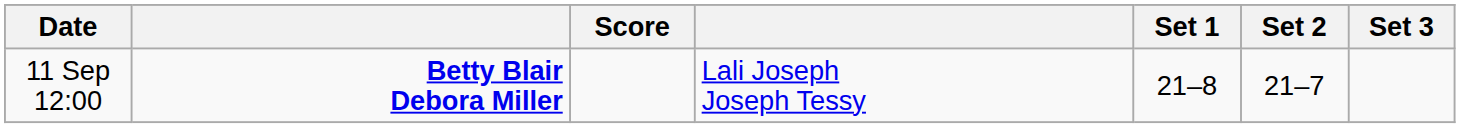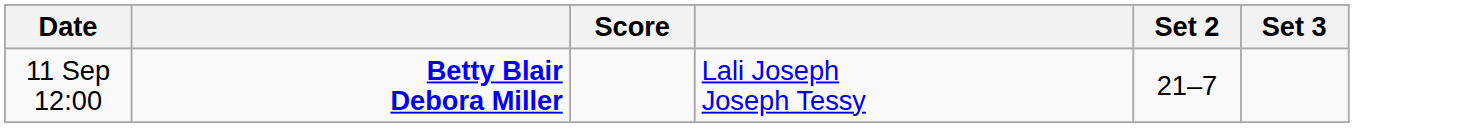- column: (1187, 27)
